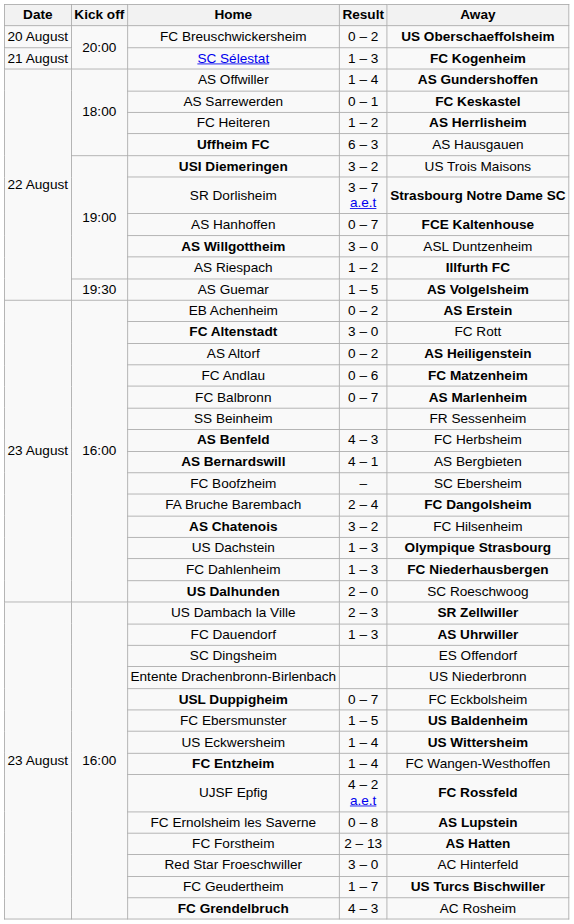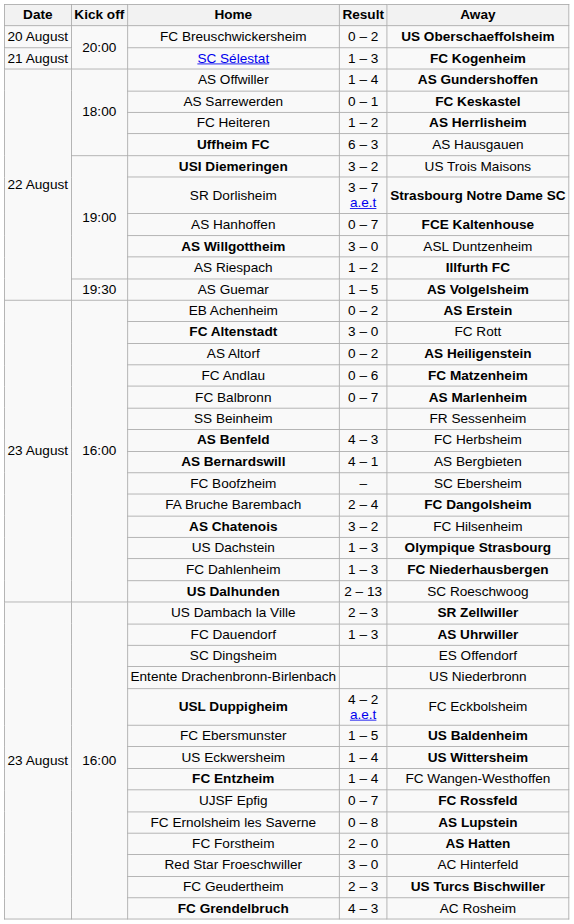(363, 591) 2 – 0 -> (363, 591) 2 – 13
(363, 699) 0 – 7 -> (363, 706) 4 – 2 a.e.t
(363, 793) 4 – 2 a.e.t -> (363, 800) 0 – 7
(363, 843) 2 – 13 -> (363, 843) 2 – 0
(363, 887) 1 – 7 -> (363, 887) 2 – 3
